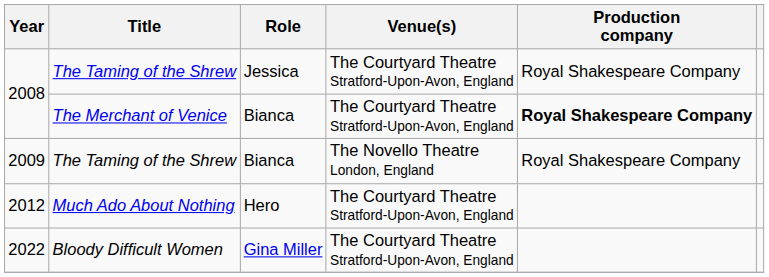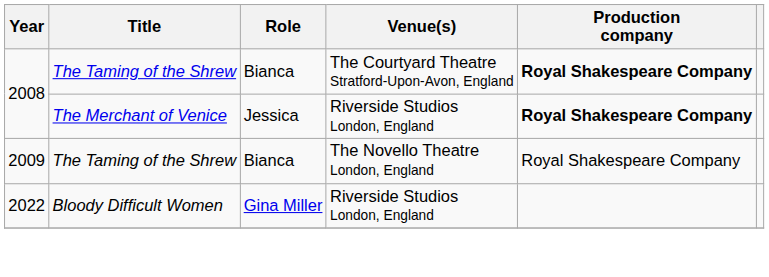(271, 71) Jessica -> (269, 71) Bianca
(631, 71) normal -> (637, 71) bold
(269, 116) Bianca -> (271, 116) Jessica
(422, 116) The Courtyard Theatre Stratford-Upon-Avon, England -> (394, 116) Riverside Studios London, England
- row: (27, 205)
(422, 250) The Courtyard Theatre Stratford-Upon-Avon, England -> (394, 205) Riverside Studios London, England
